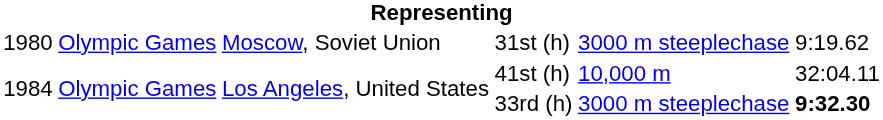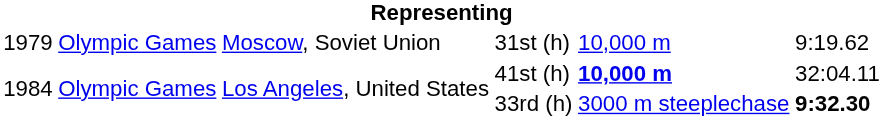(28, 43) 1980 -> (28, 43) 1979
(684, 43) 3000 m steeplechase -> (624, 43) 10,000 m
(624, 73) normal -> (625, 73) bold
